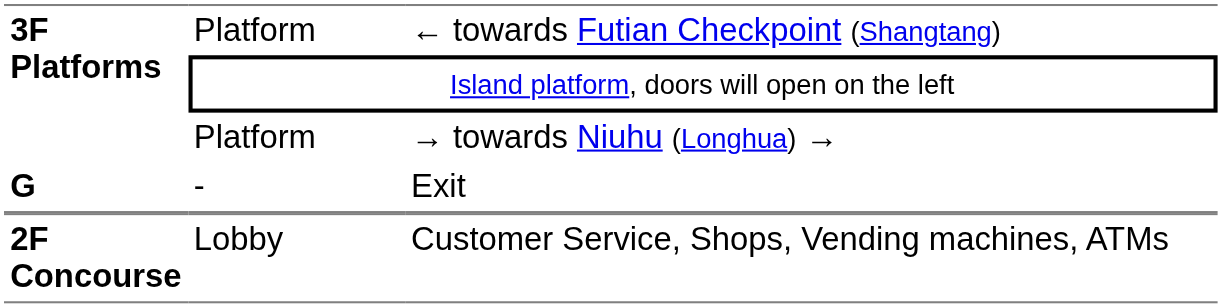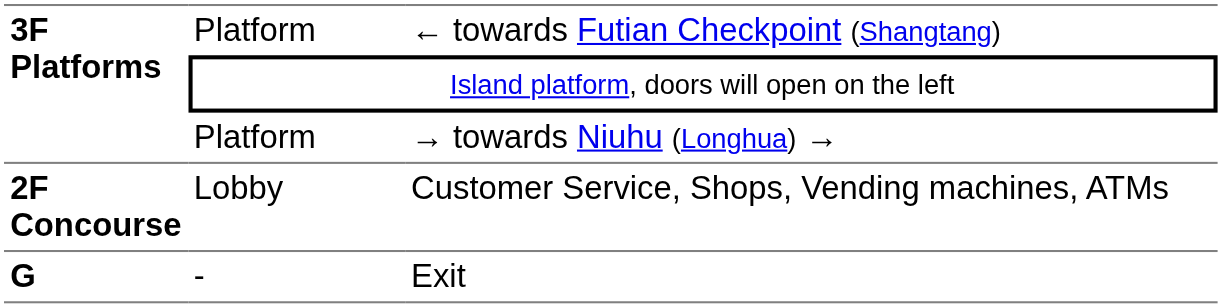rows swapped: (238, 239) <-> (199, 185)
